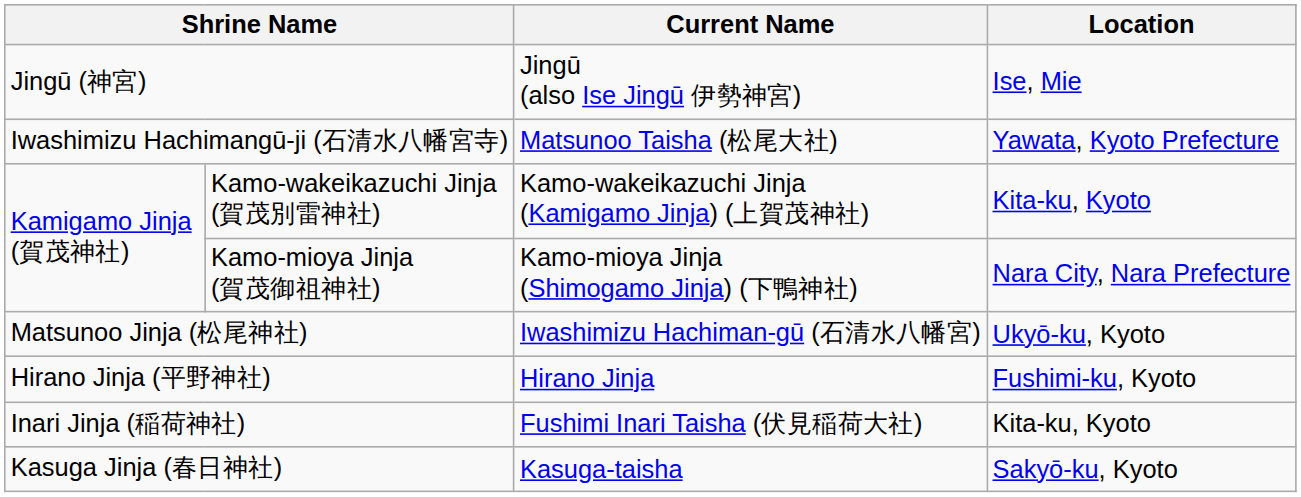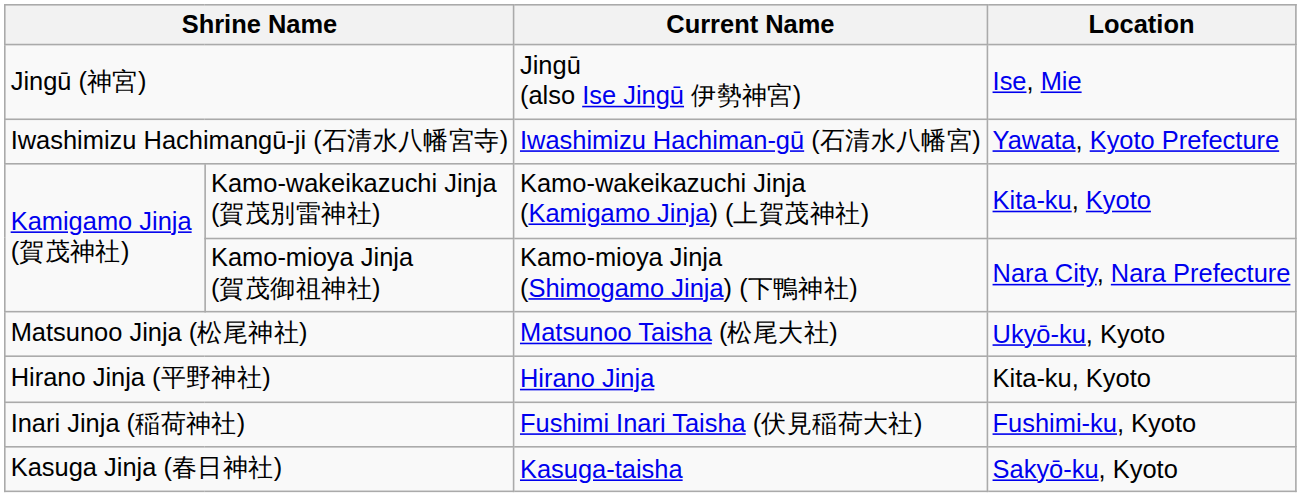(679, 140) Matsunoo Taisha (松尾大社) -> (750, 140) Iwashimizu Hachiman-gū (石清水八幡宮)
(750, 332) Iwashimizu Hachiman-gū (石清水八幡宮) -> (679, 332) Matsunoo Taisha (松尾大社)
(1094, 378) Fushimi-ku, Kyoto -> (1072, 378) Kita-ku, Kyoto
(1072, 423) Kita-ku, Kyoto -> (1094, 423) Fushimi-ku, Kyoto
